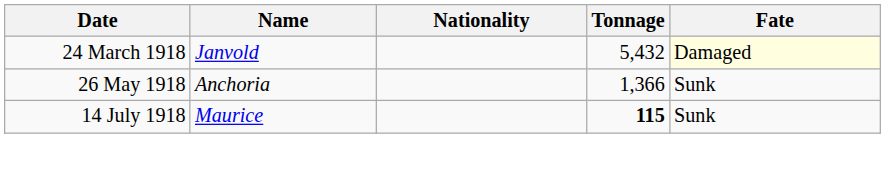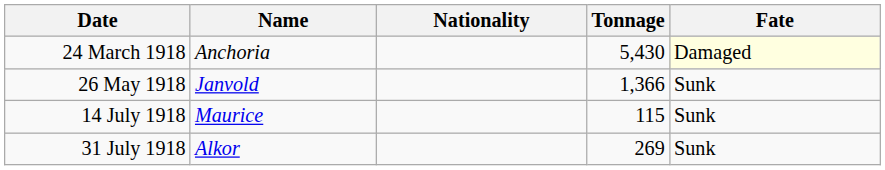(227, 52) Janvold -> (232, 52) Anchoria
(642, 52) 5,432 -> (642, 52) 5,430
(232, 84) Anchoria -> (227, 84) Janvold
(650, 116) bold -> (650, 116) normal
+ row: (134, 148)
